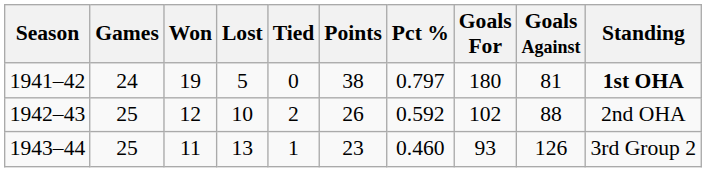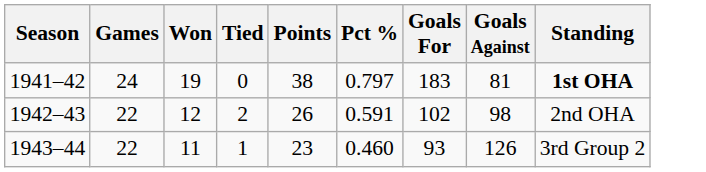- column: (242, 33)
(485, 80) 180 -> (434, 80) 183
(127, 114) 25 -> (127, 114) 22
(420, 114) 0.592 -> (370, 114) 0.591
(551, 114) 88 -> (500, 114) 98
(127, 148) 25 -> (127, 148) 22
